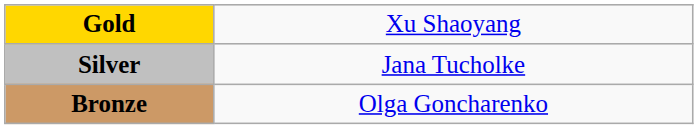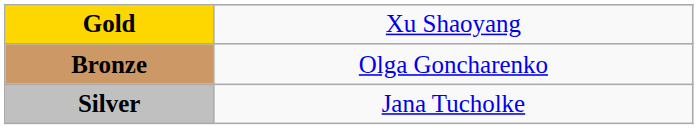rows swapped: (109, 63) <-> (109, 103)
